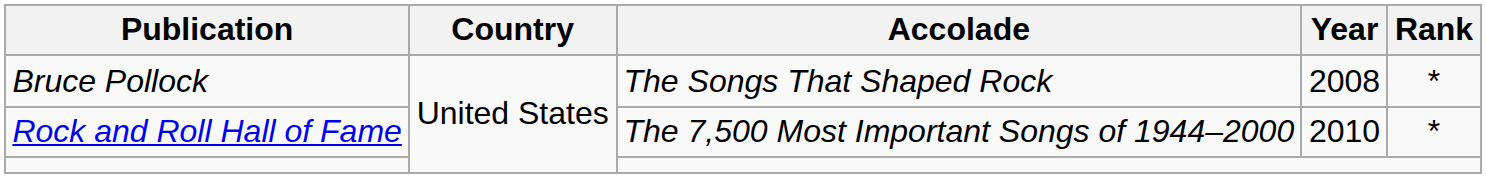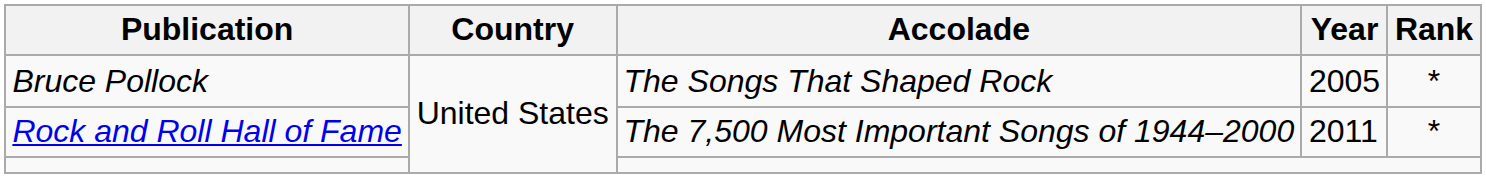(1345, 80) 2008 -> (1345, 80) 2005
(1345, 131) 2010 -> (1343, 131) 2011
